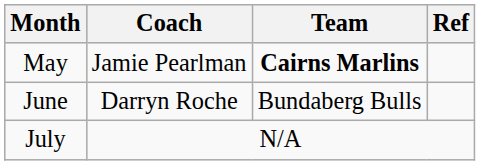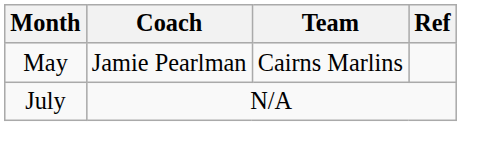(340, 62) bold -> (330, 62) normal
- row: (46, 100)
